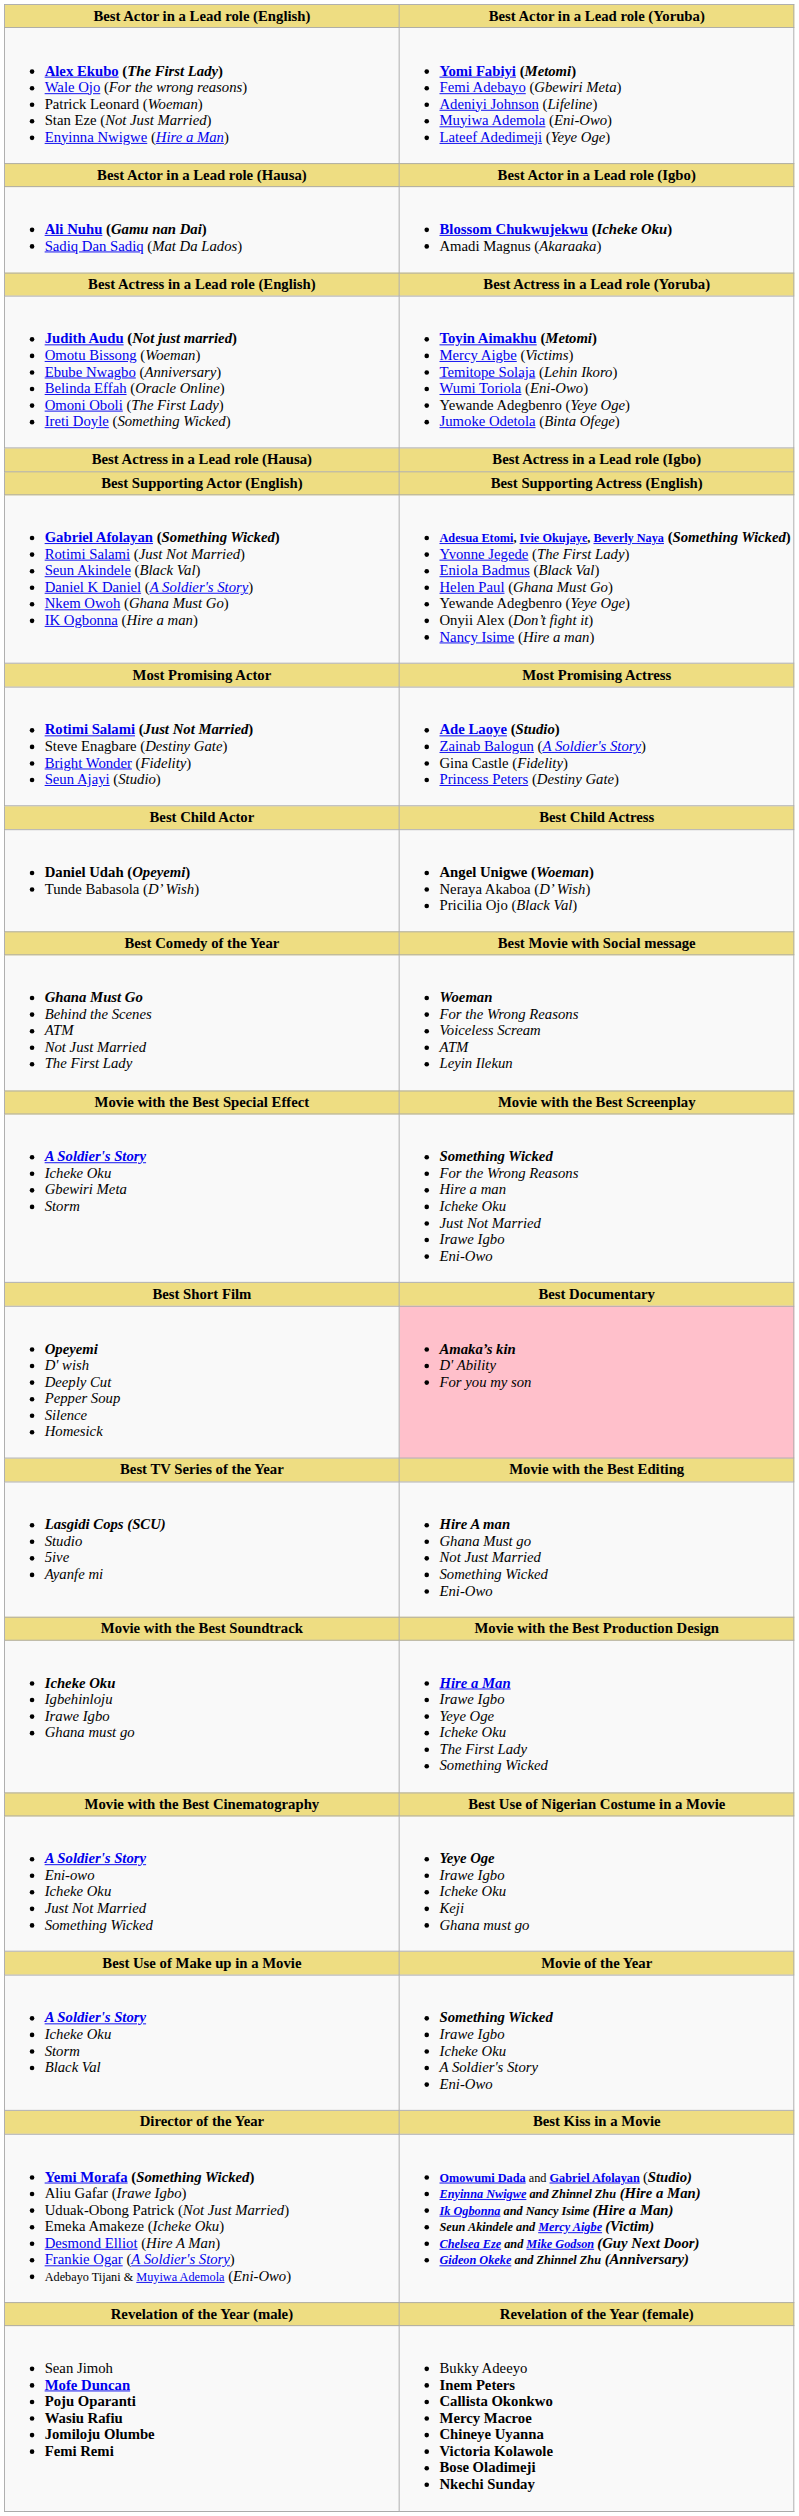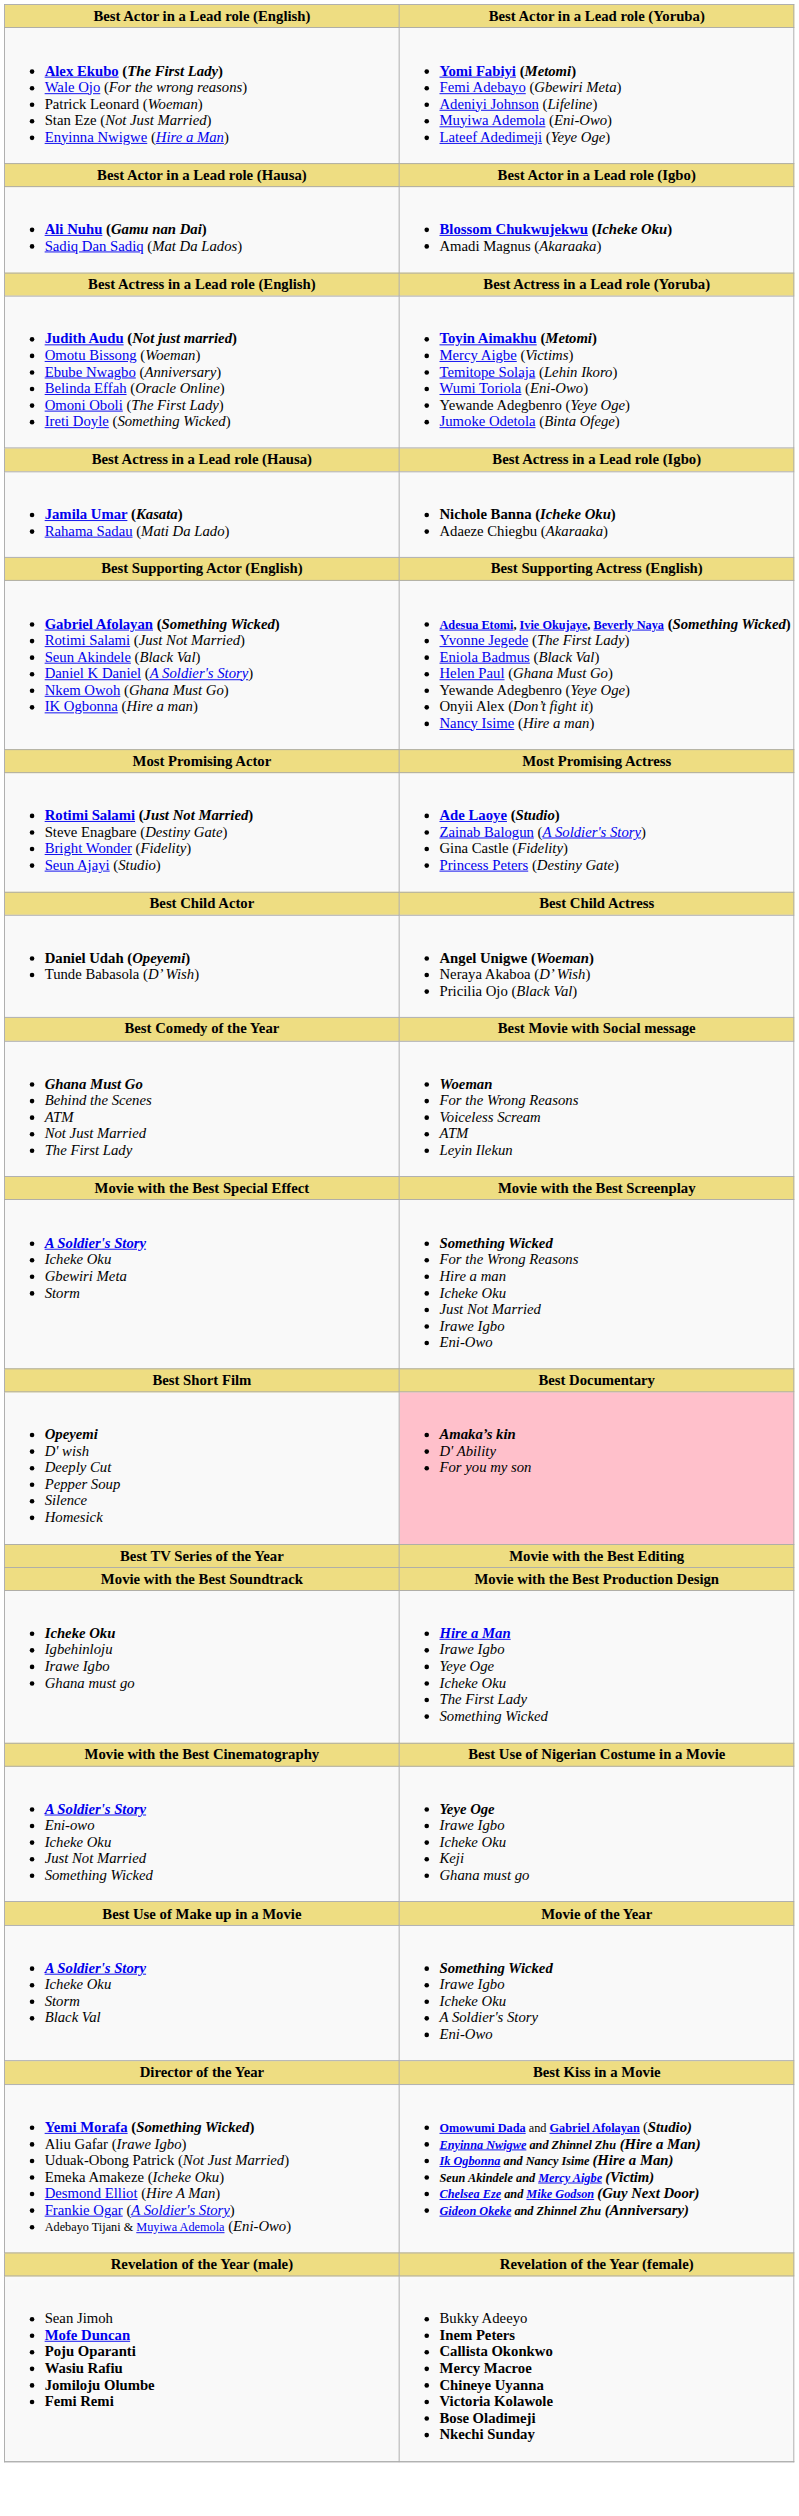+ row: (202, 523)
- row: (202, 1549)
